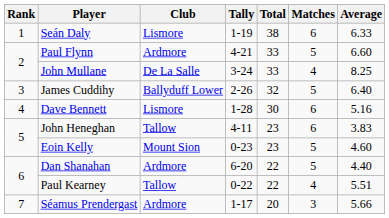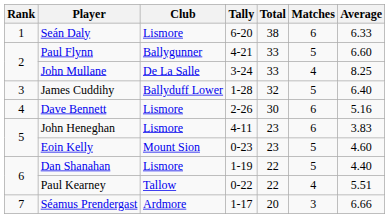(241, 33) 1-19 -> (241, 33) 6-20
(165, 52) Ardmore -> (173, 52) Ballygunner
(241, 90) 2-26 -> (241, 90) 1-28
(241, 109) 1-28 -> (241, 109) 2-26
(160, 128) Tallow -> (163, 128) Lismore
(165, 166) Ardmore -> (163, 166) Lismore
(241, 166) 6-20 -> (241, 166) 1-19
(361, 204) 5.66 -> (361, 204) 6.66
